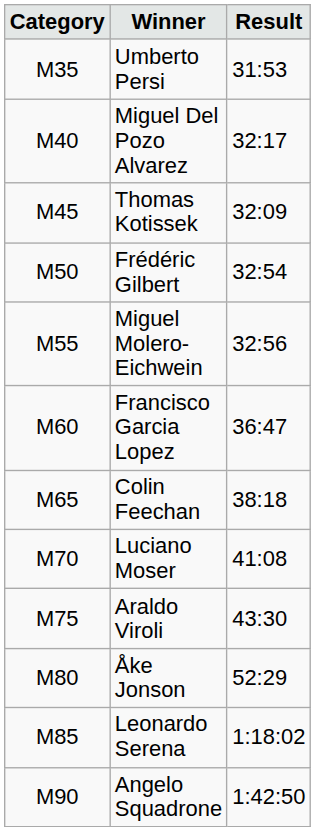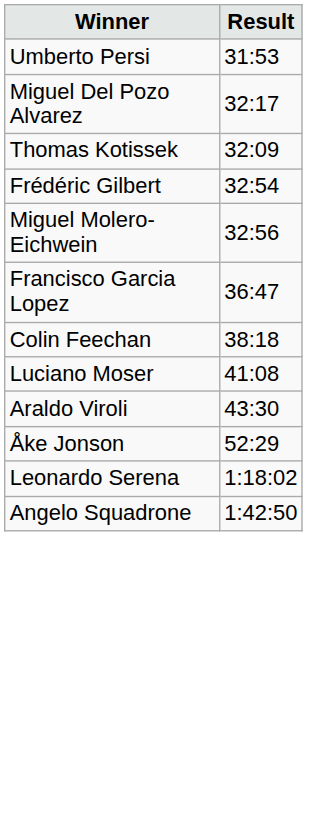- column: (57, 21)
